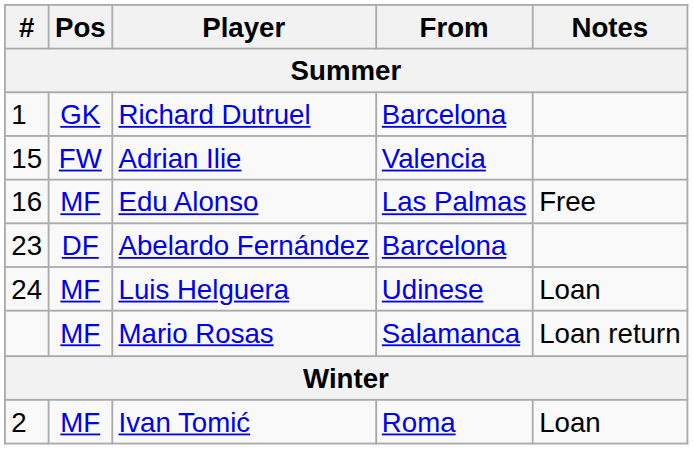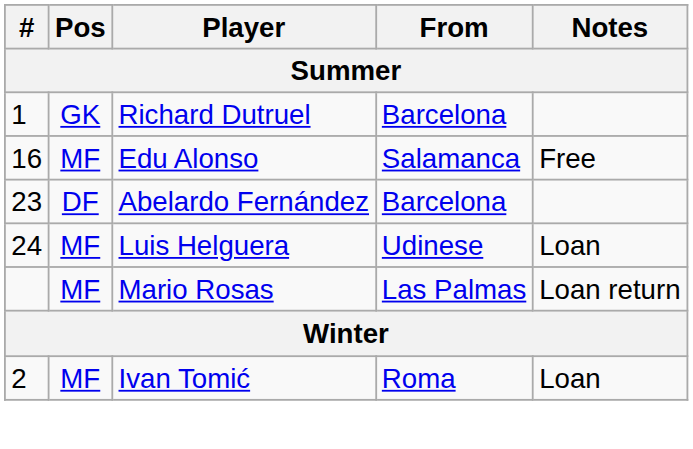- row: (180, 158)
(454, 202) Las Palmas -> (451, 158) Salamanca
(451, 334) Salamanca -> (454, 290) Las Palmas
